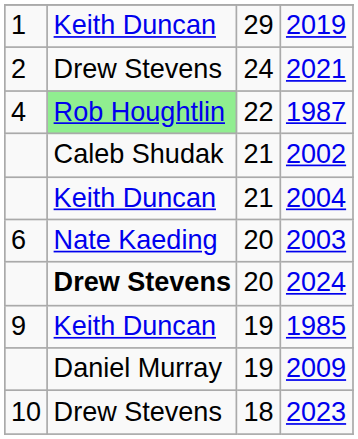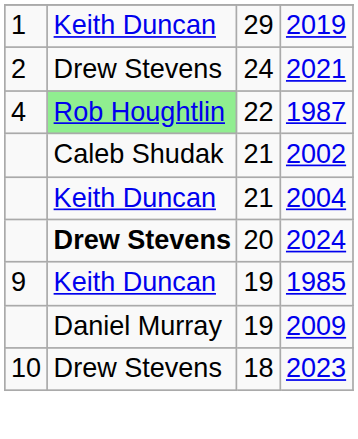- row: (316, 240)
